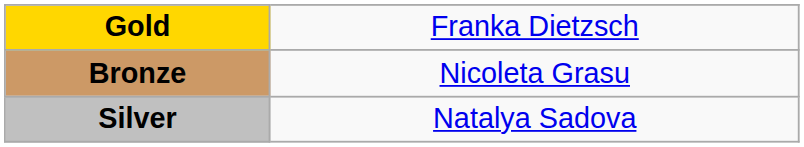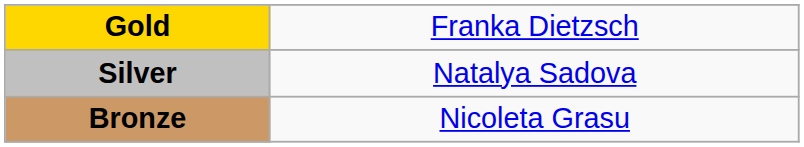rows swapped: (137, 118) <-> (137, 73)
